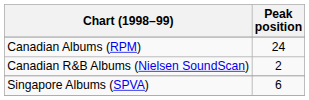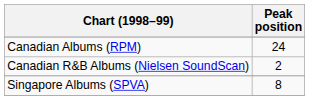(278, 85) 6 -> (278, 85) 8
